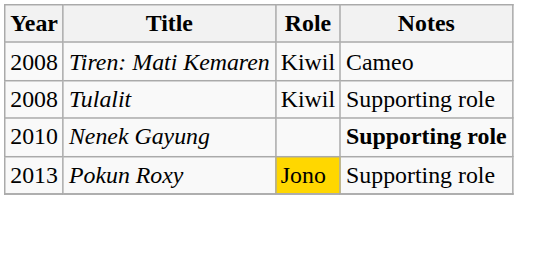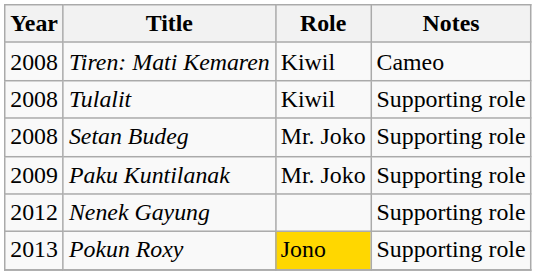+ row: (129, 136)
+ row: (149, 174)
(34, 136) 2010 -> (34, 212) 2012
(426, 136) bold -> (451, 212) normal
